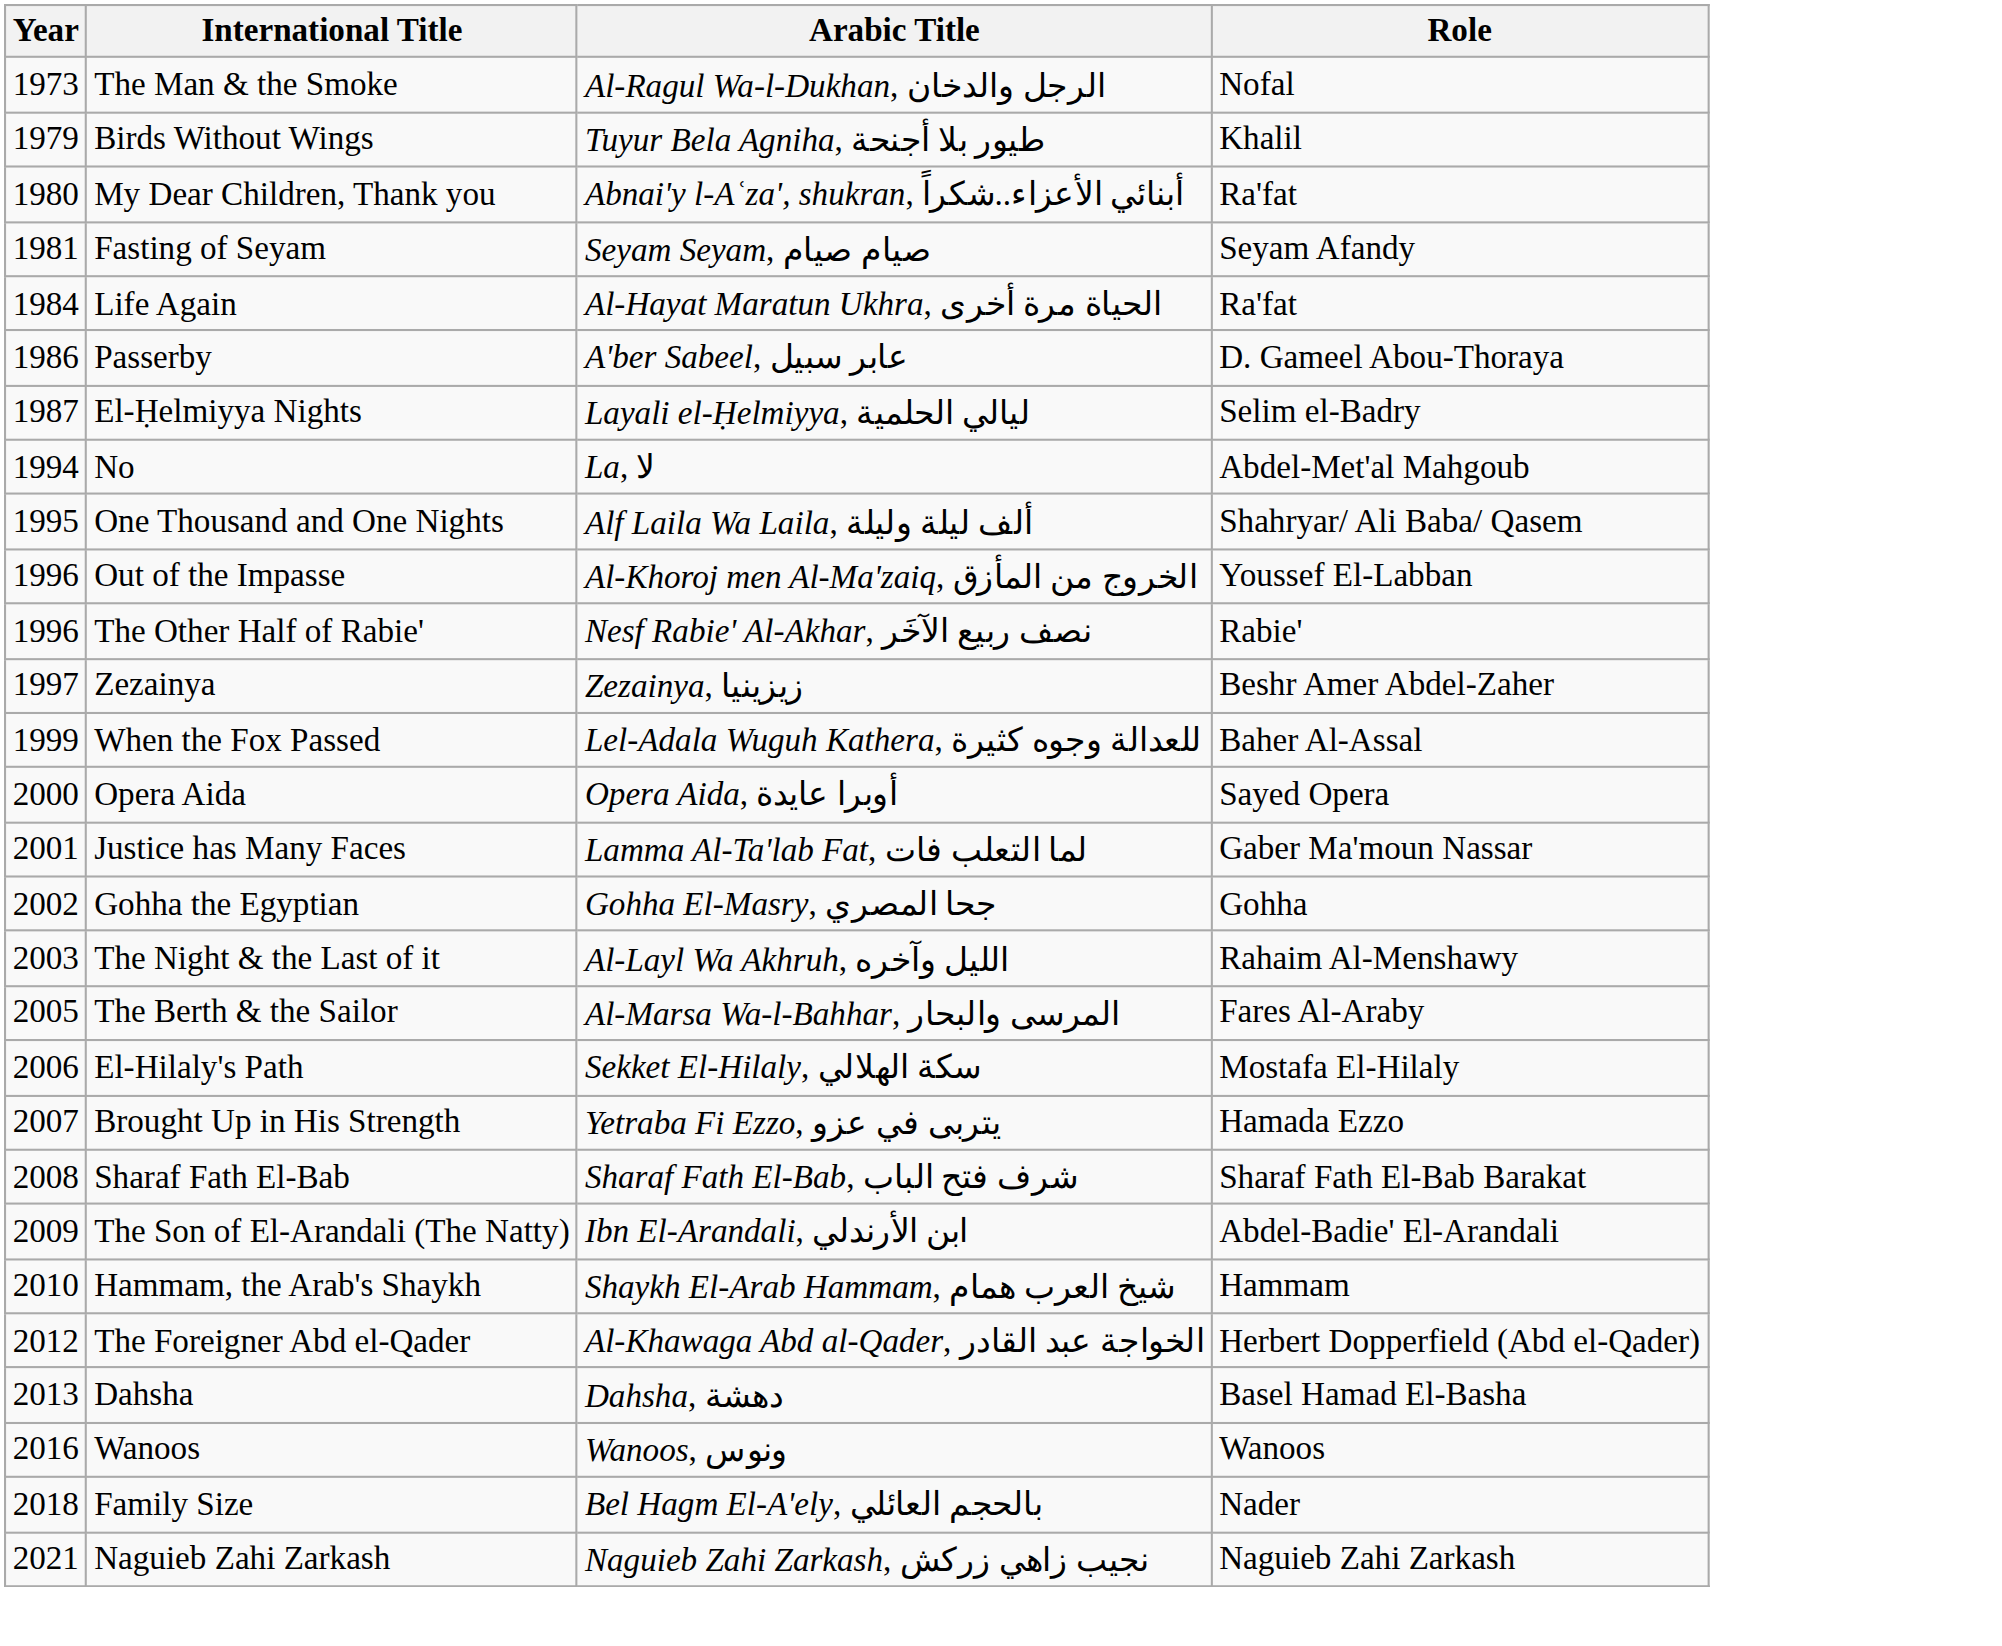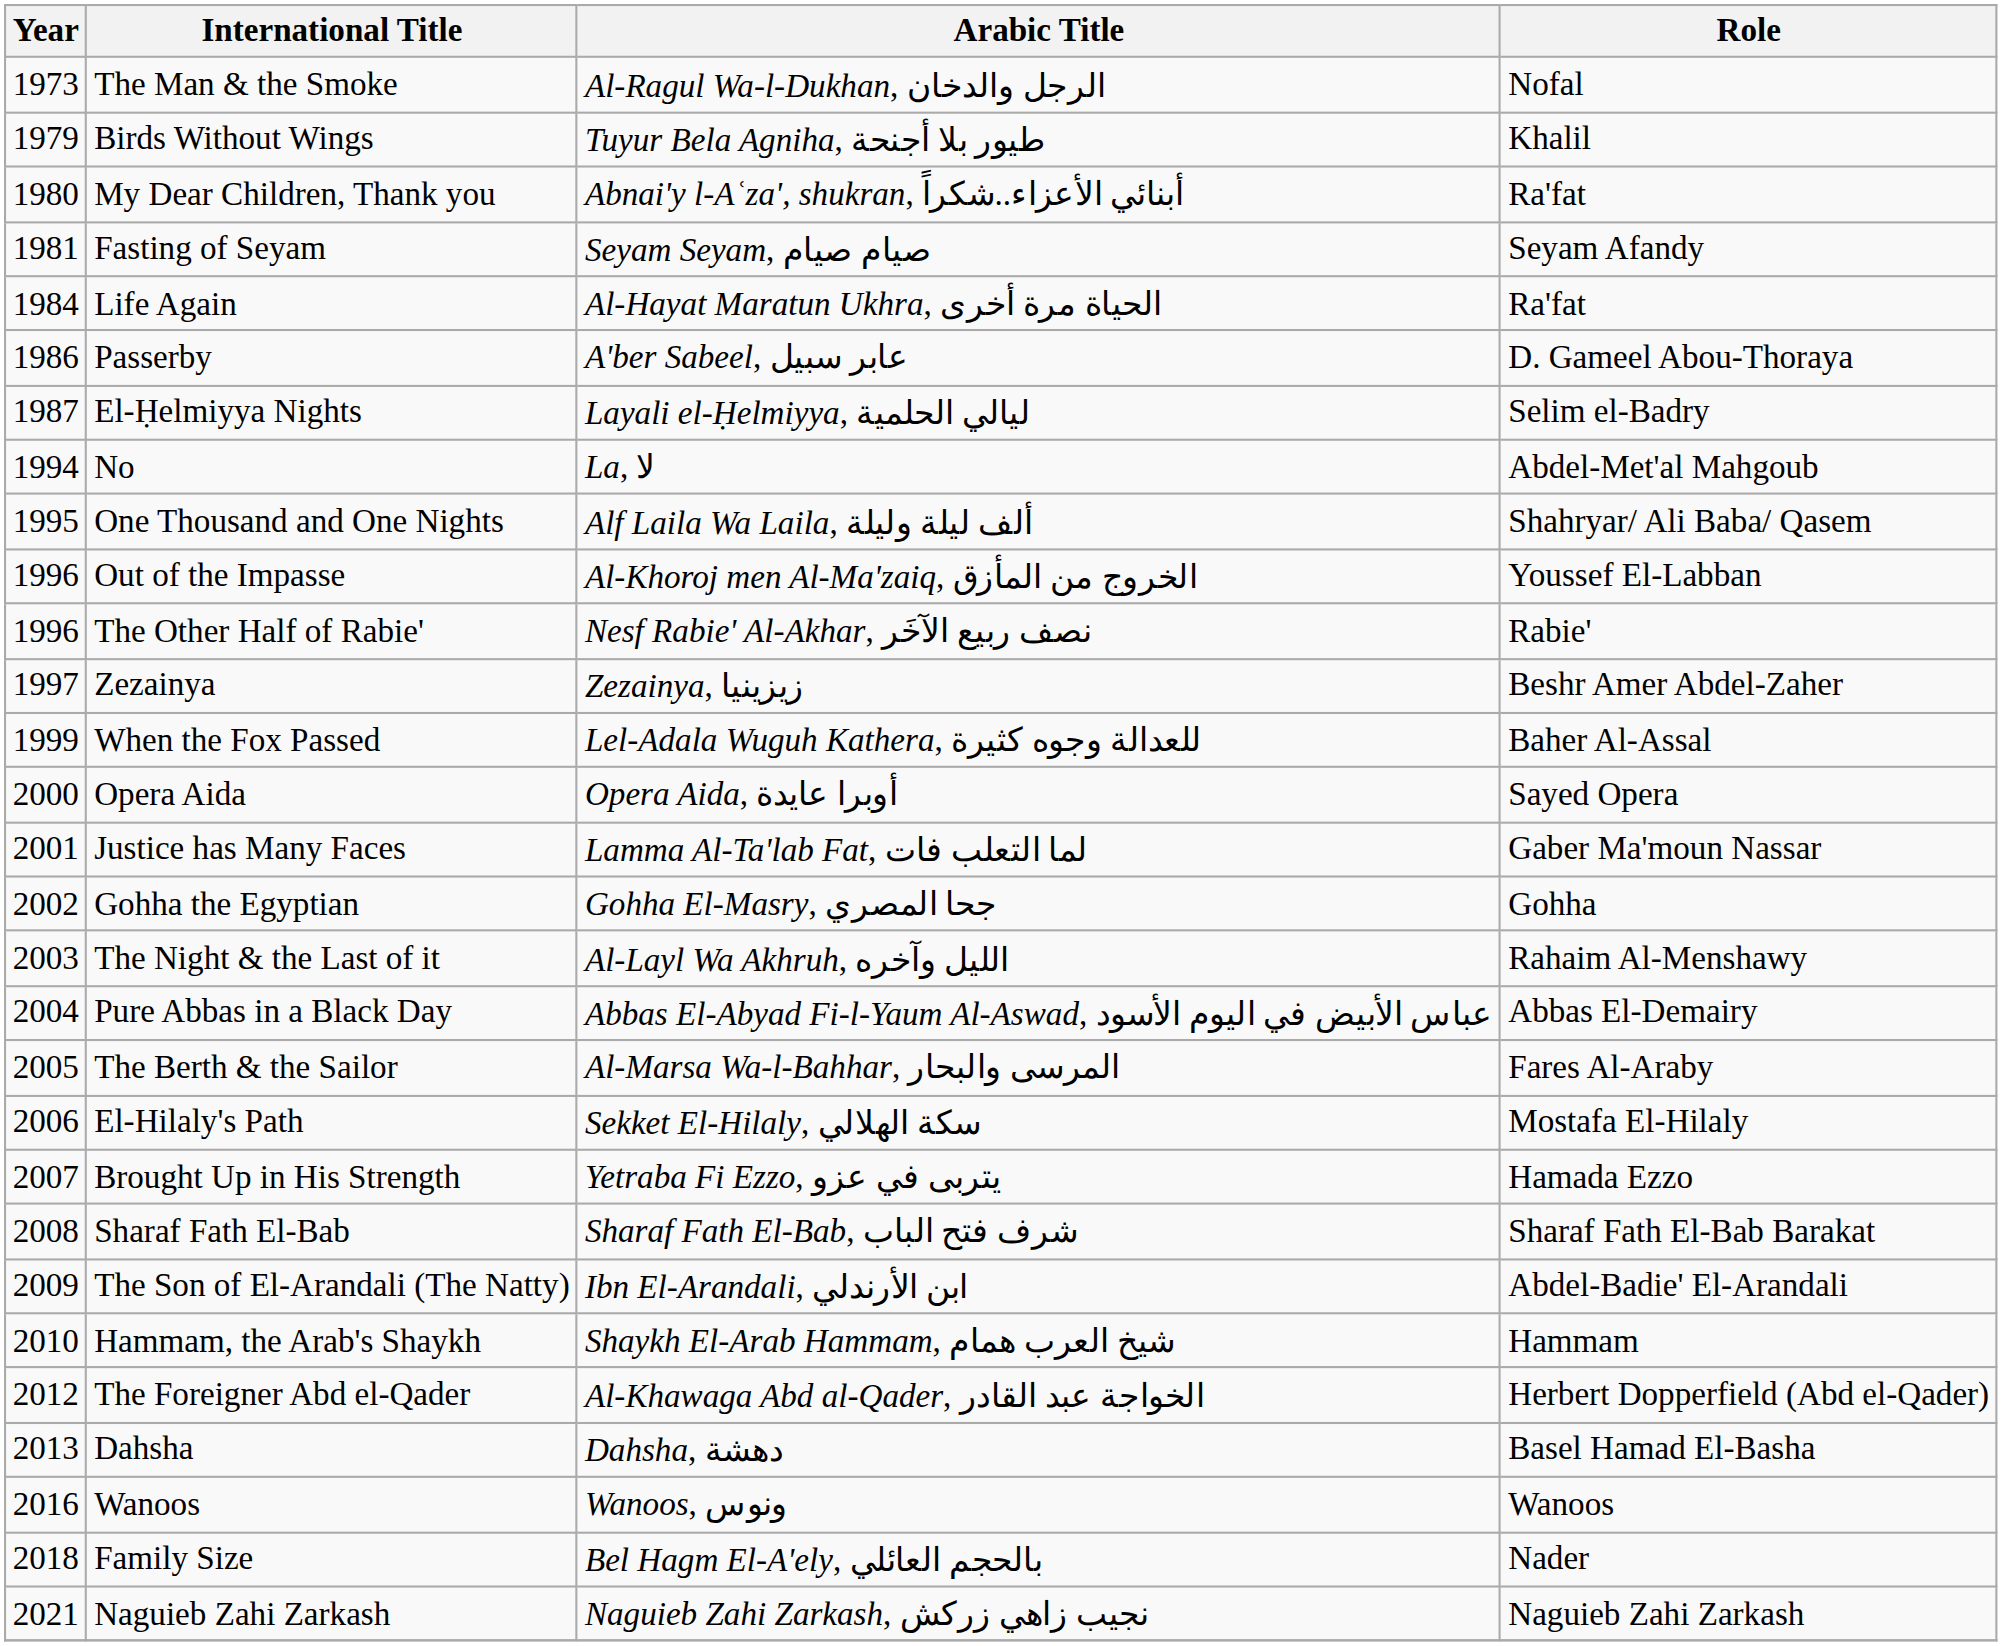+ row: (273, 1012)
